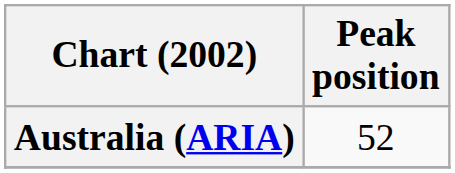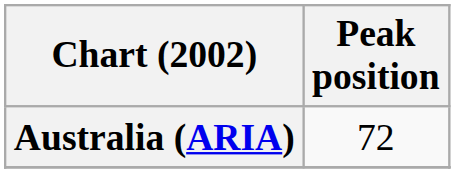(376, 136) 52 -> (376, 136) 72
